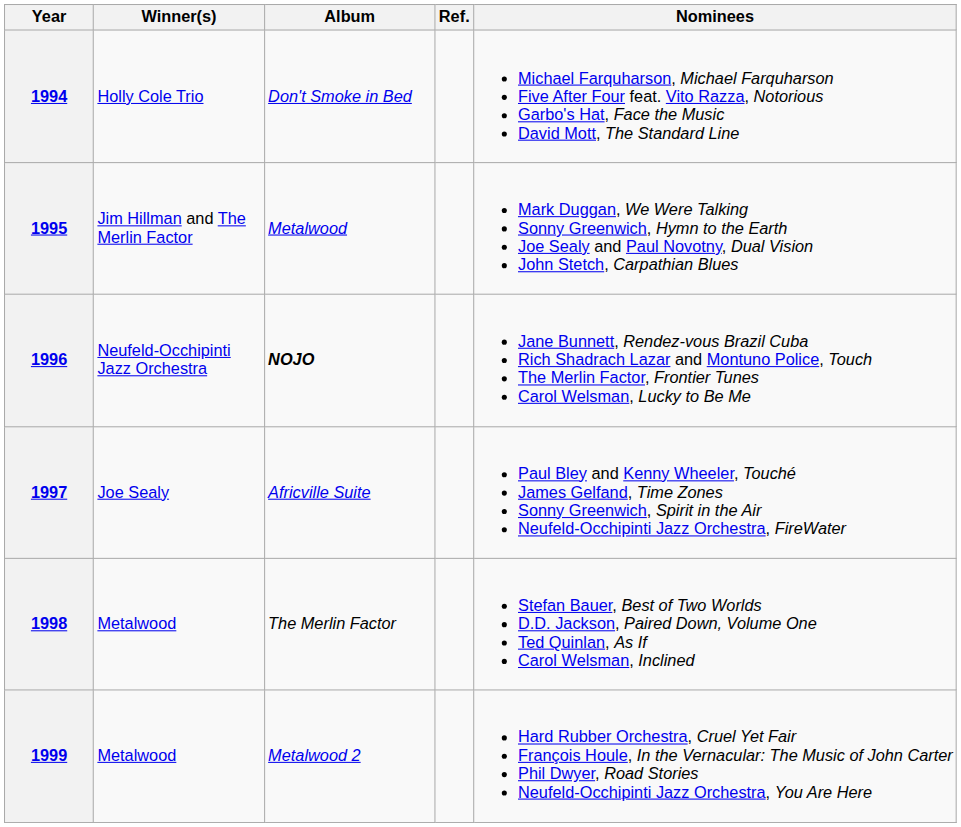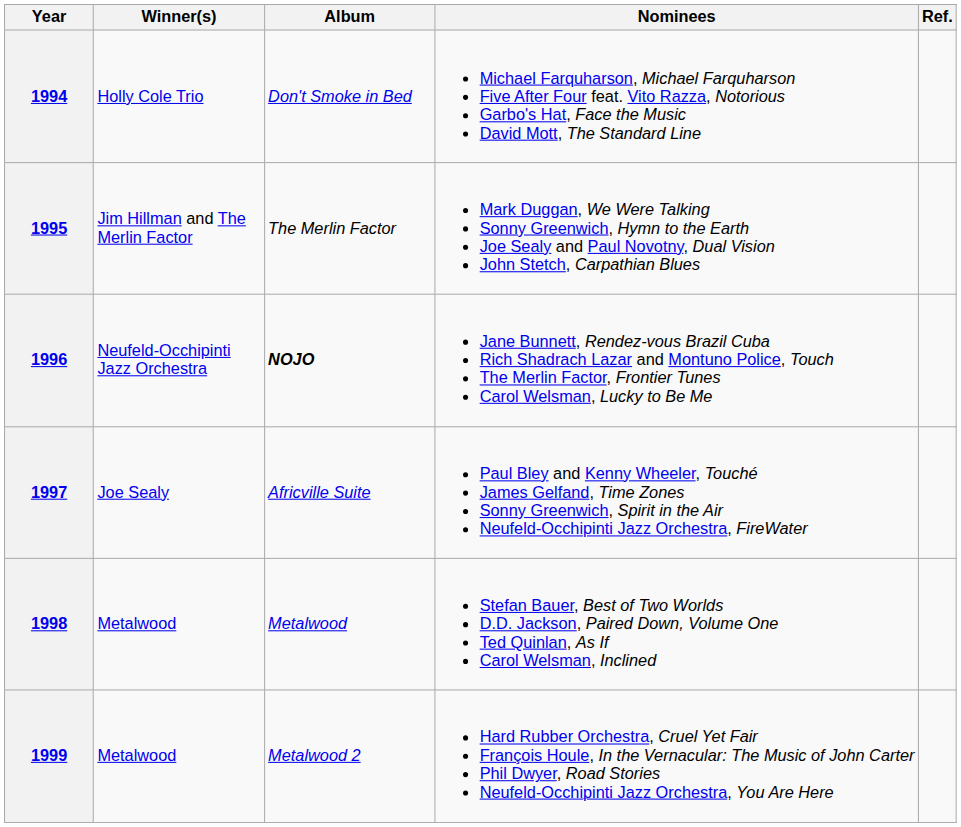columns swapped: (715, 17) <-> (454, 17)
(308, 228) Metalwood -> (332, 228) The Merlin Factor
(332, 624) The Merlin Factor -> (308, 624) Metalwood
